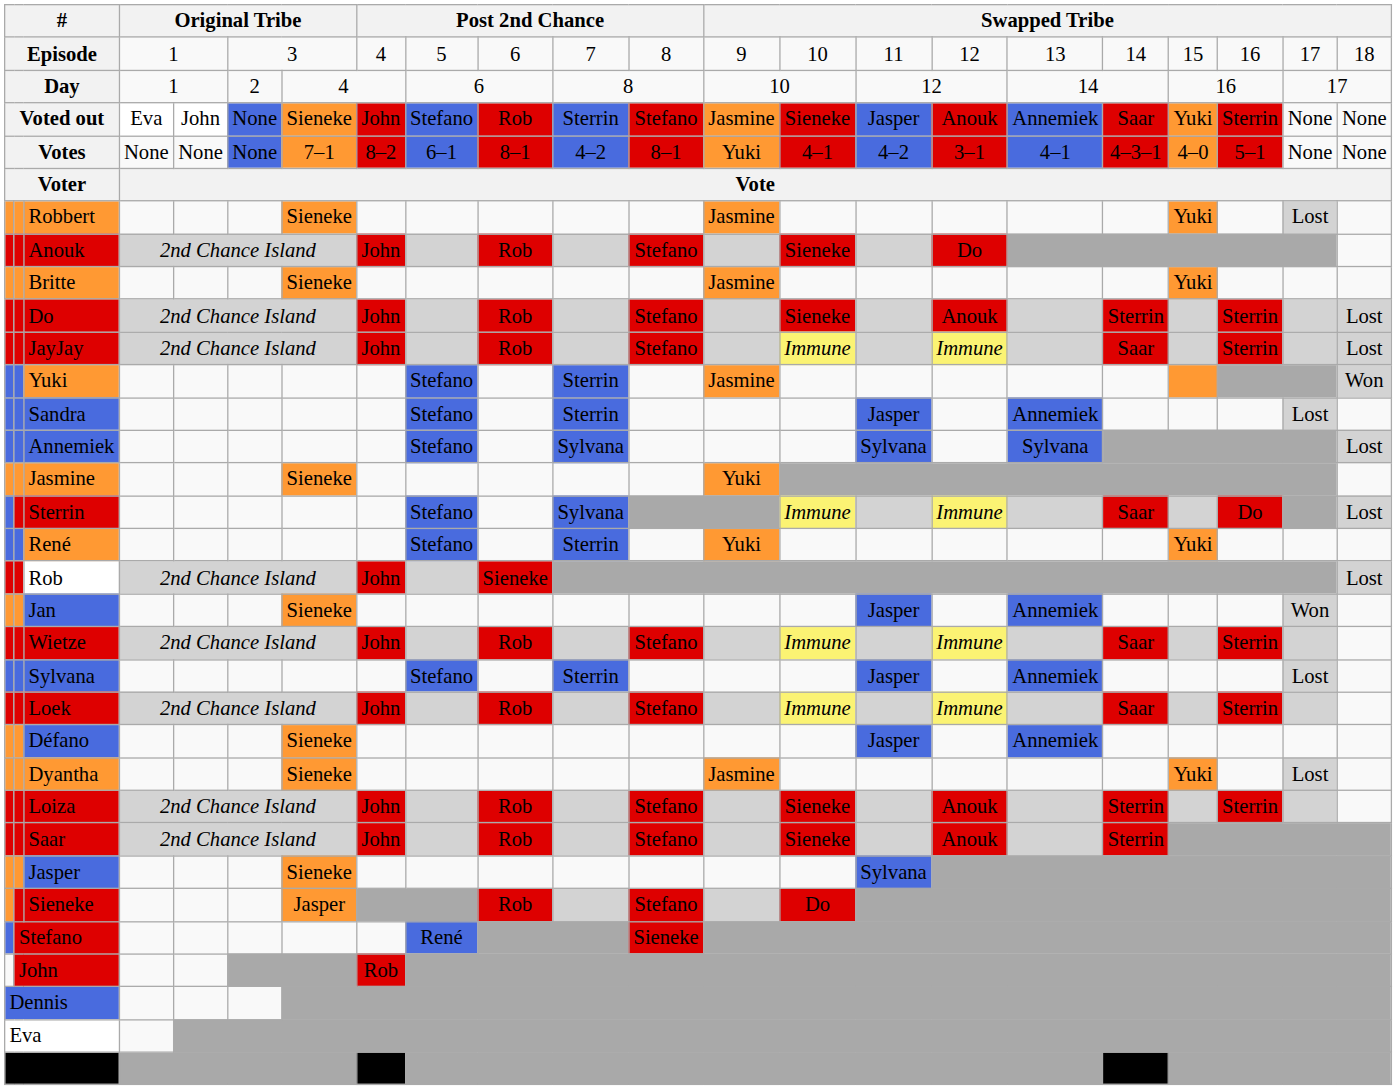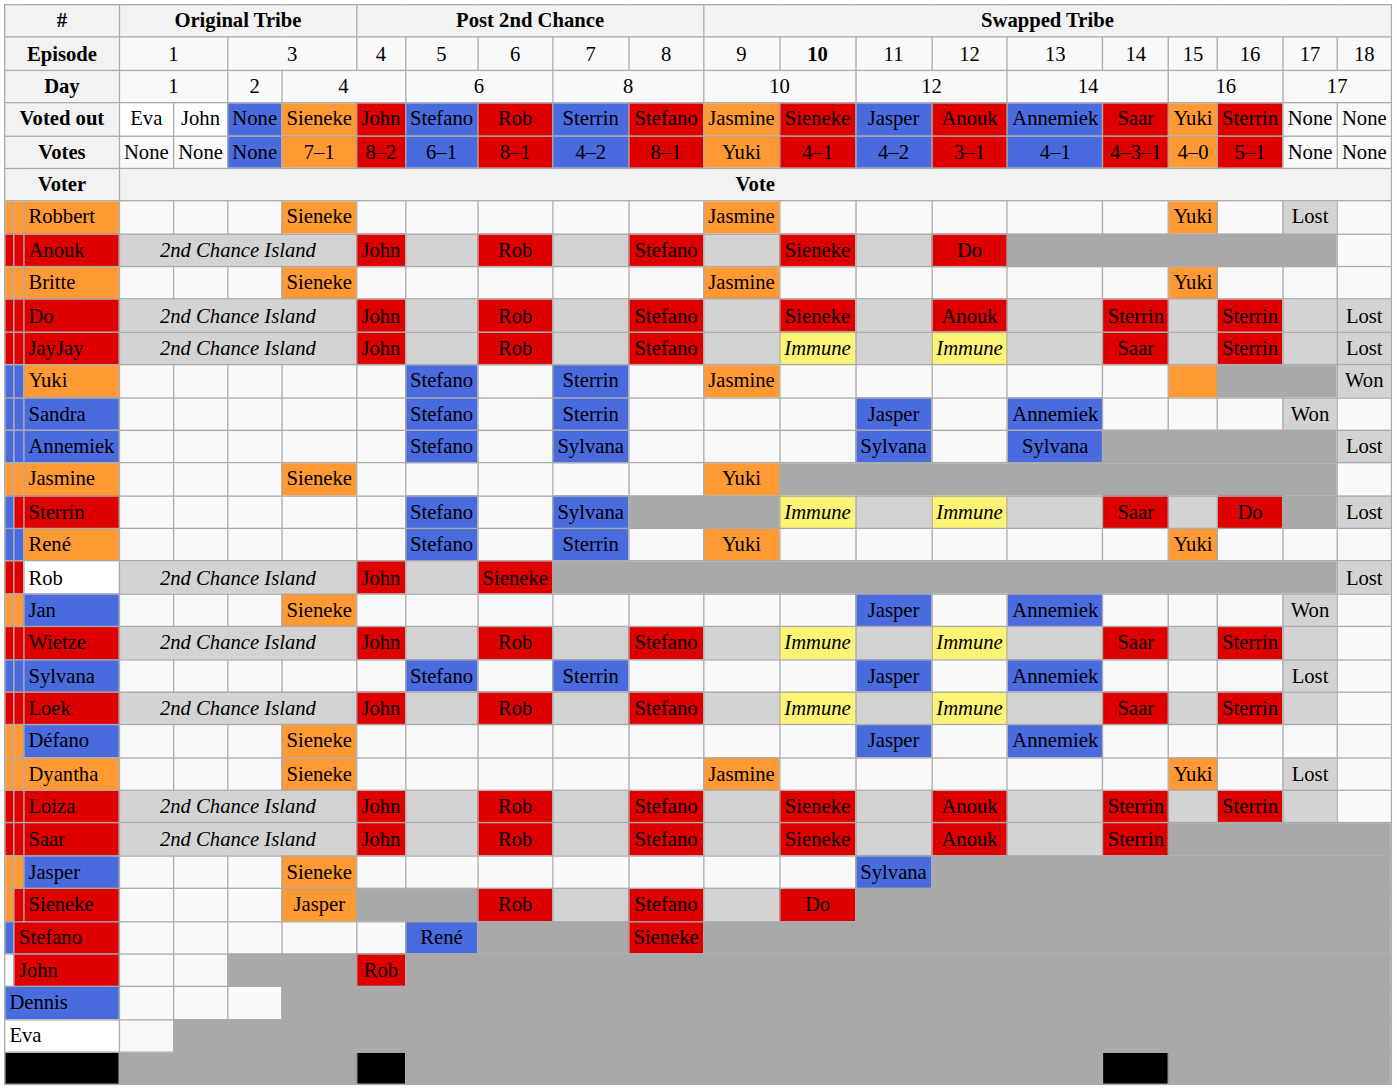(818, 53) normal -> (818, 53) bold
(1310, 413) Lost -> (1310, 413) Won
